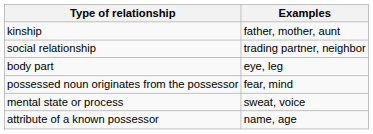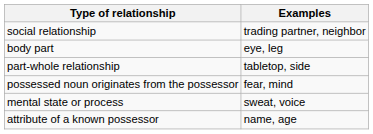- row: (24, 31)
+ row: (63, 66)
